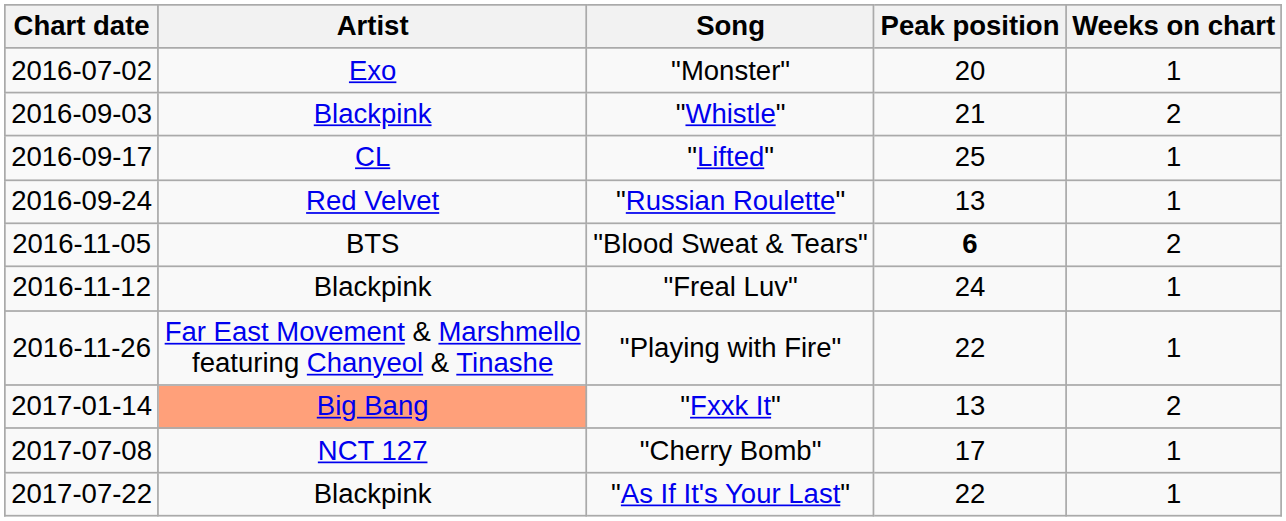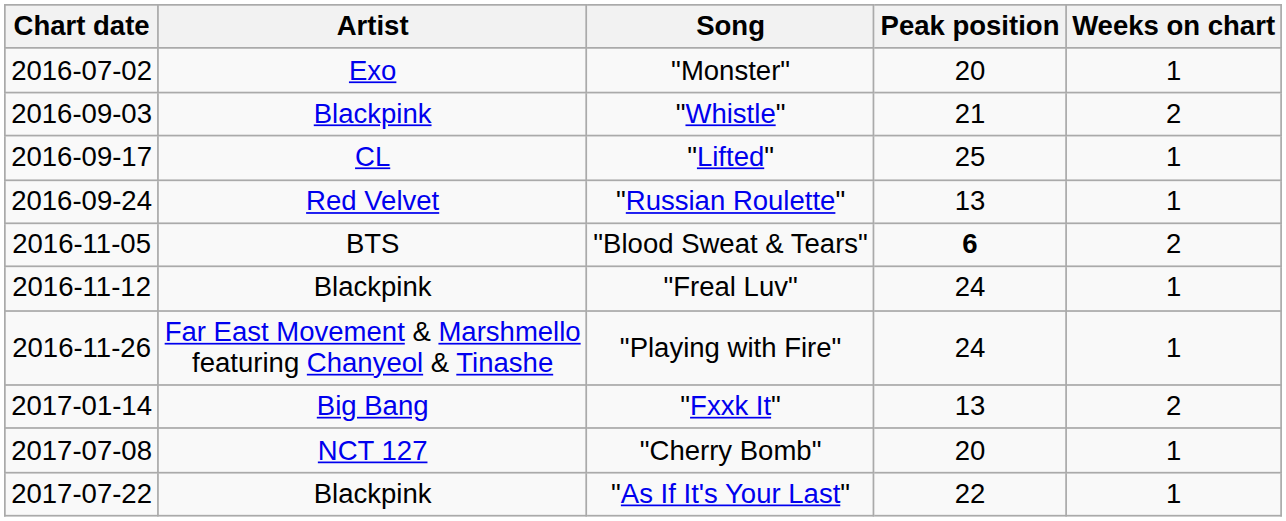(970, 347) 22 -> (970, 347) 24
(373, 406) lightsalmon background -> (373, 406) no background
(970, 450) 17 -> (970, 450) 20
